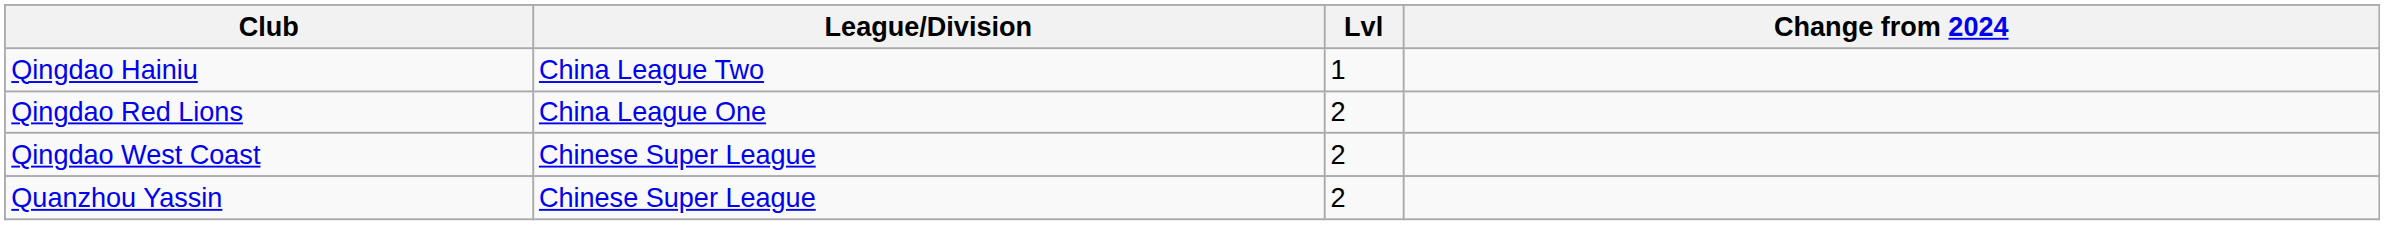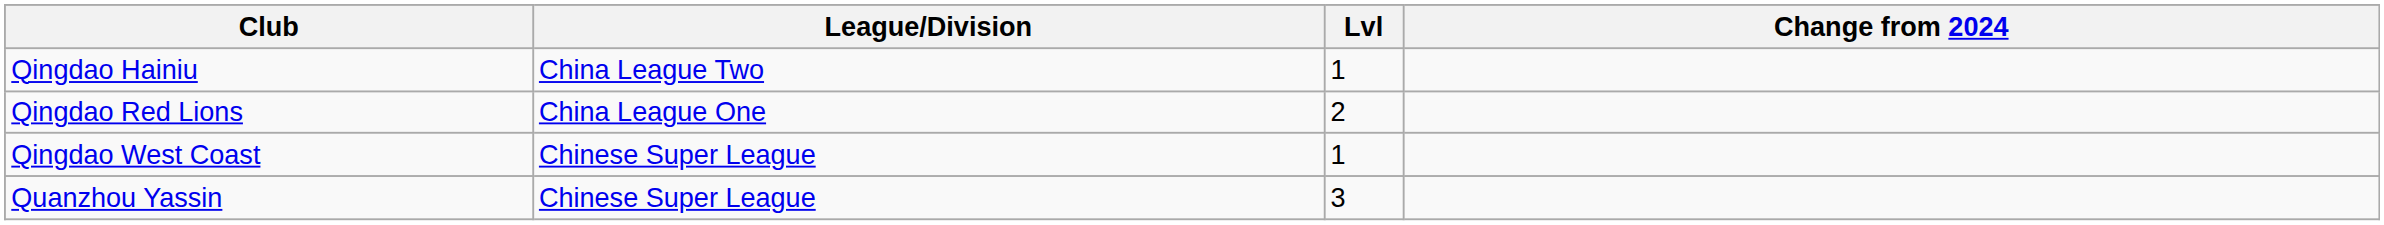(1338, 155) 2 -> (1338, 155) 1
(1338, 198) 2 -> (1338, 198) 3
